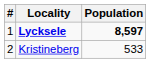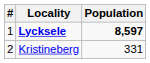(134, 49) 533 -> (134, 49) 331
